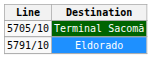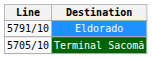rows swapped: (99, 29) <-> (99, 45)
